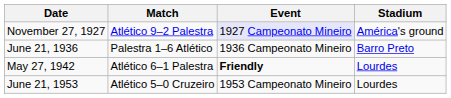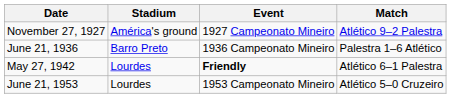columns swapped: (162, 13) <-> (400, 13)
(286, 31) lavender background -> (268, 31) no background
